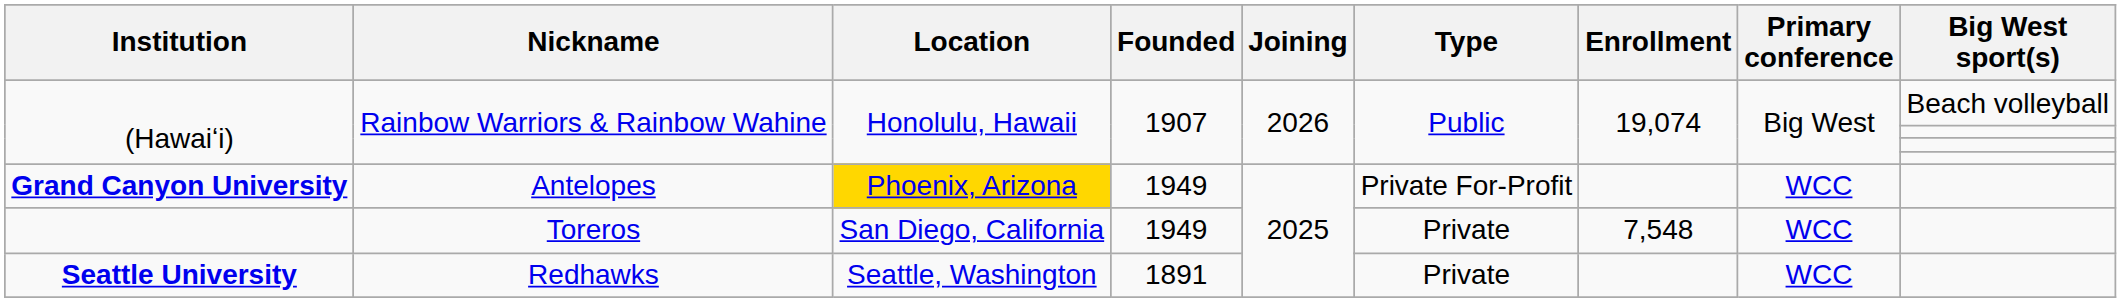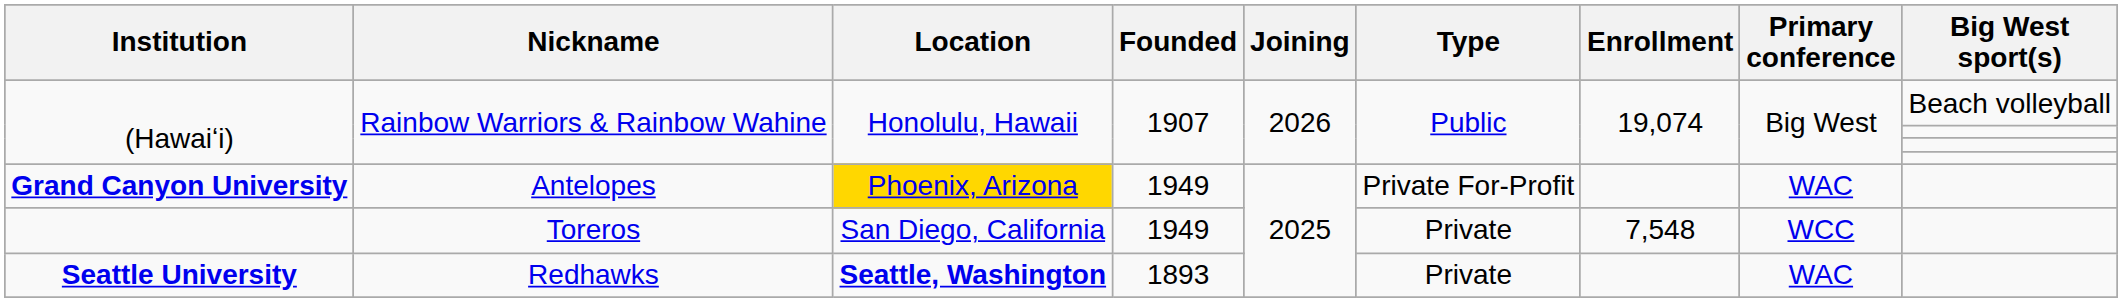(1819, 185) WCC -> (1821, 185) WAC
(972, 274) normal -> (973, 274) bold
(1176, 274) 1891 -> (1178, 274) 1893
(1819, 274) WCC -> (1821, 274) WAC
